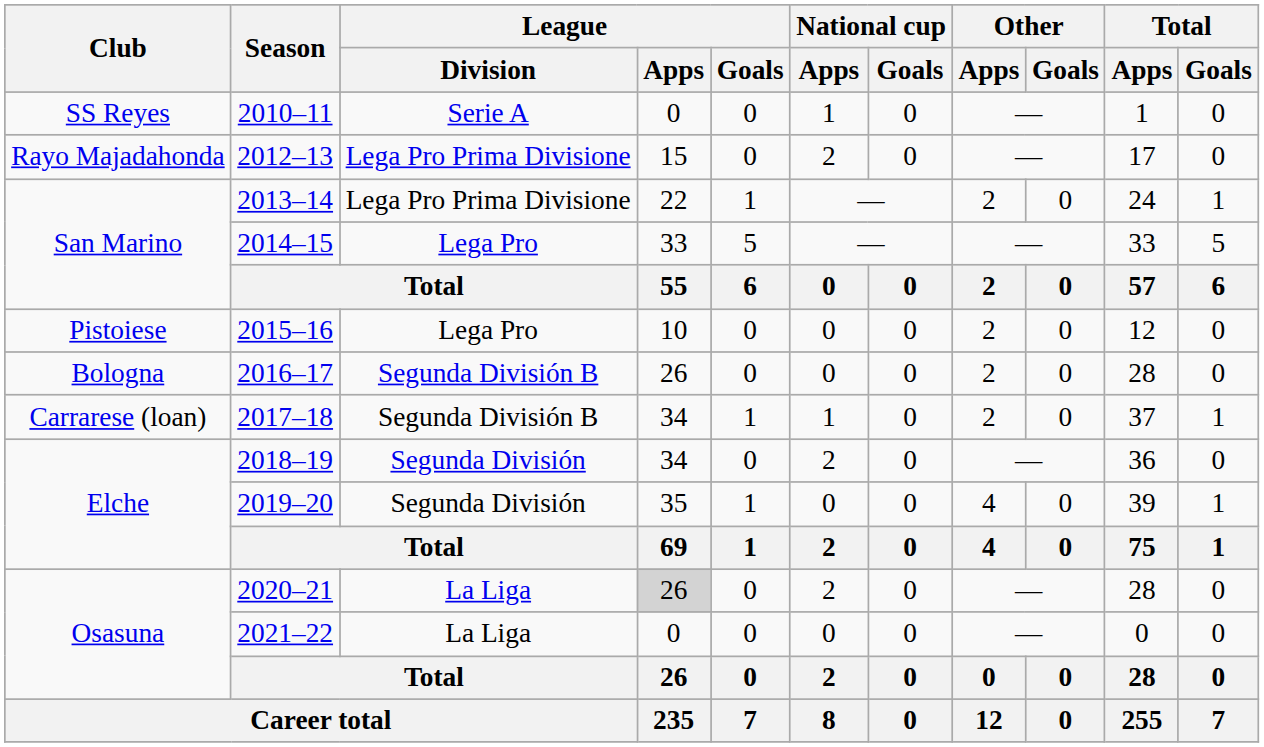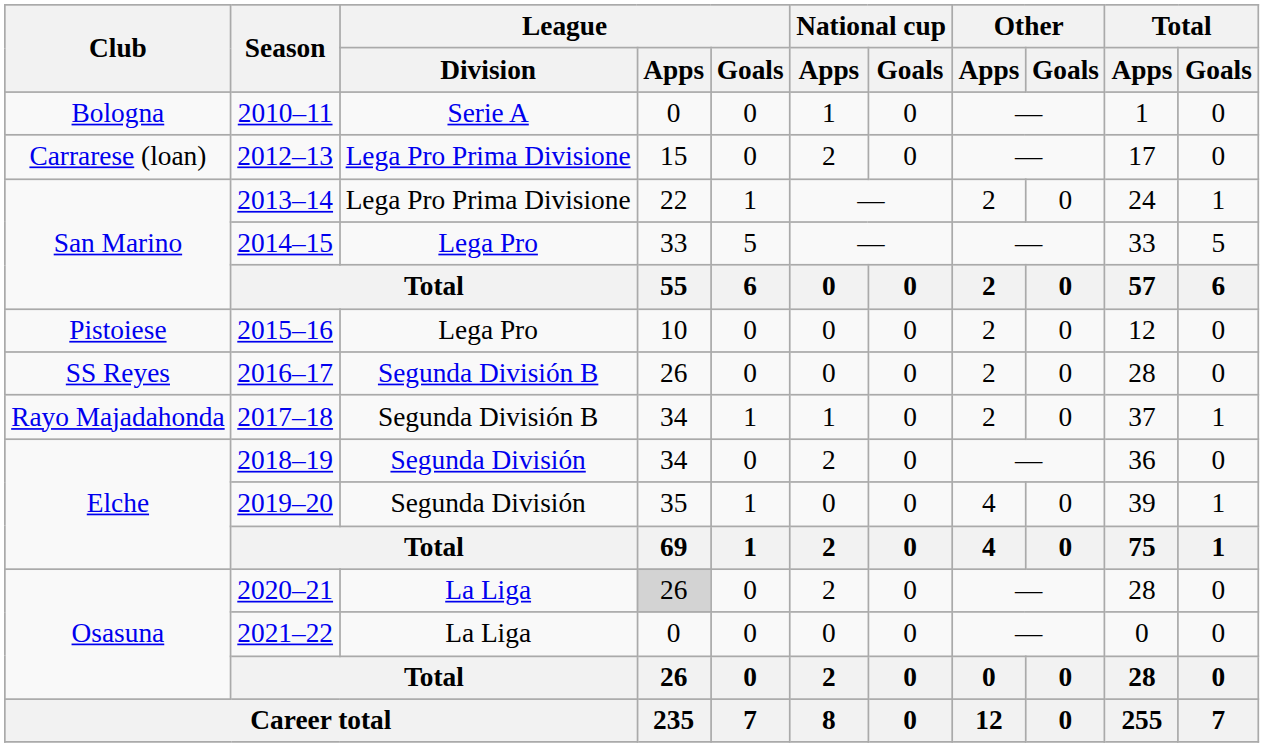(118, 112) SS Reyes -> (118, 112) Bologna
(118, 156) Rayo Majadahonda -> (118, 156) Carrarese (loan)
(118, 373) Bologna -> (118, 373) SS Reyes
(118, 416) Carrarese (loan) -> (118, 416) Rayo Majadahonda
